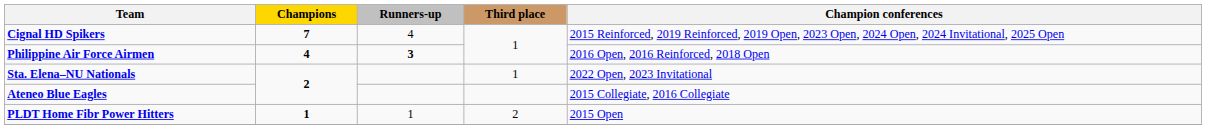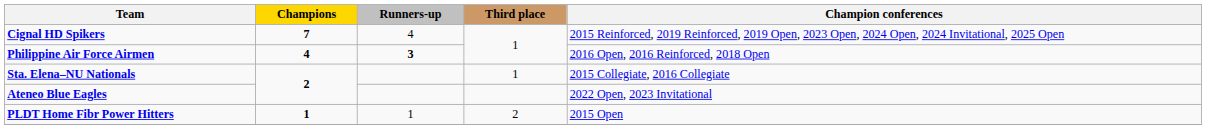(641, 74) 2022 Open, 2023 Invitational -> (650, 74) 2015 Collegiate, 2016 Collegiate
(650, 94) 2015 Collegiate, 2016 Collegiate -> (641, 94) 2022 Open, 2023 Invitational
